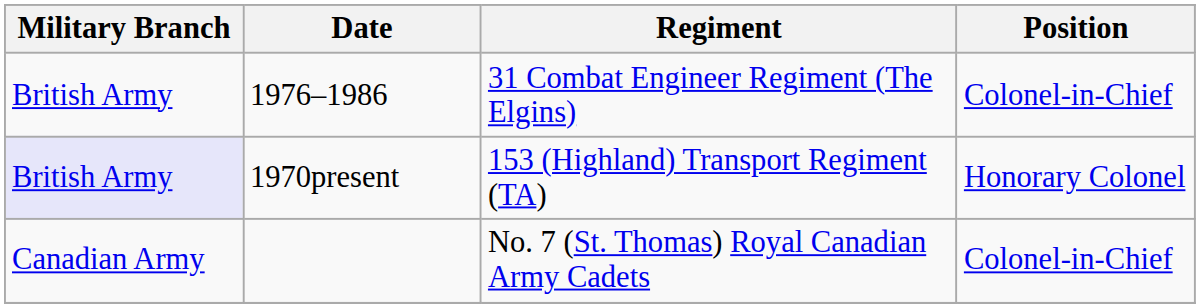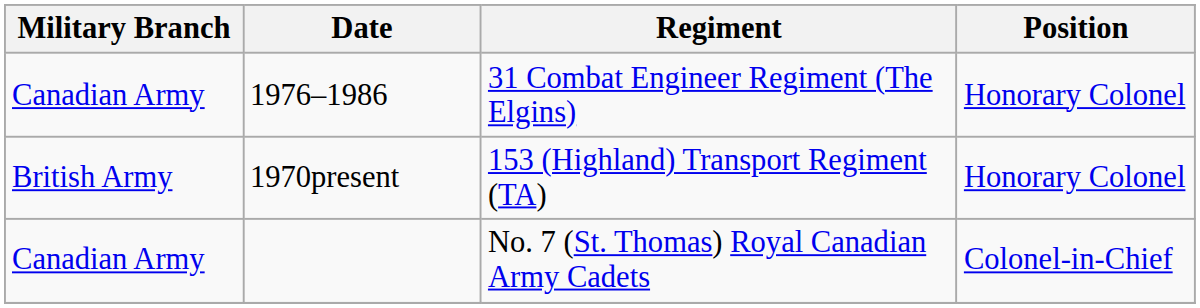(92, 94) British Army -> (108, 94) Canadian Army
(1068, 94) Colonel-in-Chief -> (1075, 94) Honorary Colonel
(92, 177) lavender background -> (92, 177) no background
